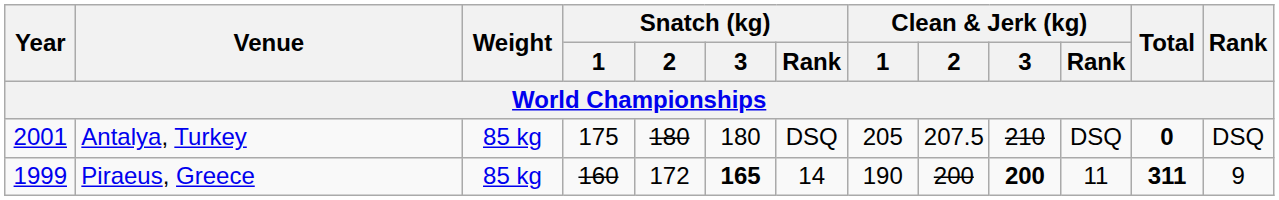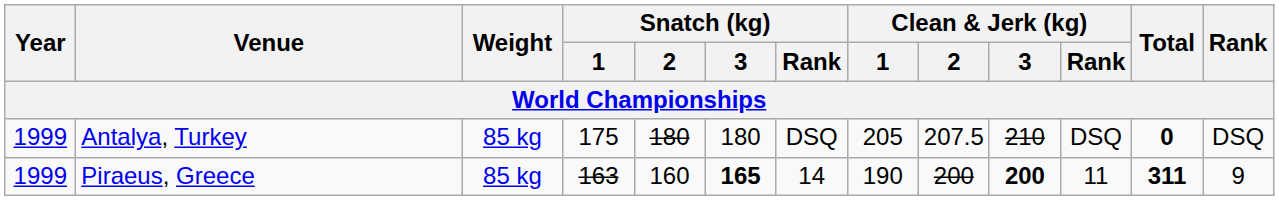(40, 137) 2001 -> (40, 137) 1999
(598, 175) 160 -> (598, 175) 163
(670, 175) 172 -> (670, 175) 160
